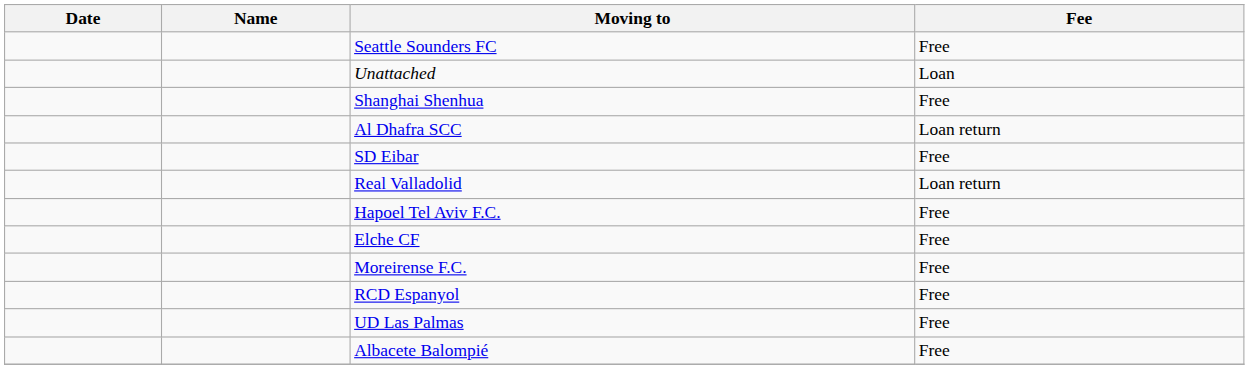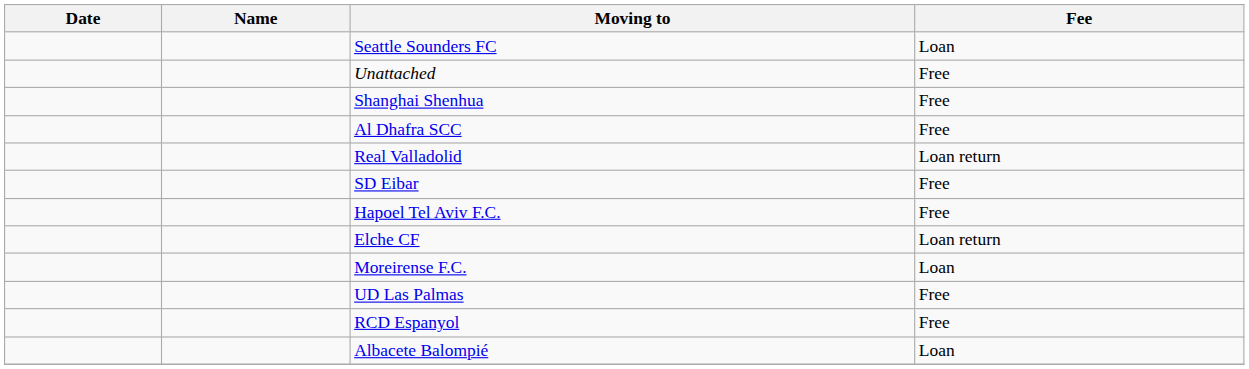(934, 45) Free -> (937, 45) Loan
(937, 73) Loan -> (934, 73) Free
(960, 128) Loan return -> (934, 128) Free
rows swapped: (408, 184) <-> (386, 156)
(934, 239) Free -> (960, 239) Loan return
(934, 267) Free -> (937, 267) Loan
rows swapped: (409, 322) <-> (407, 294)
(934, 350) Free -> (937, 350) Loan
